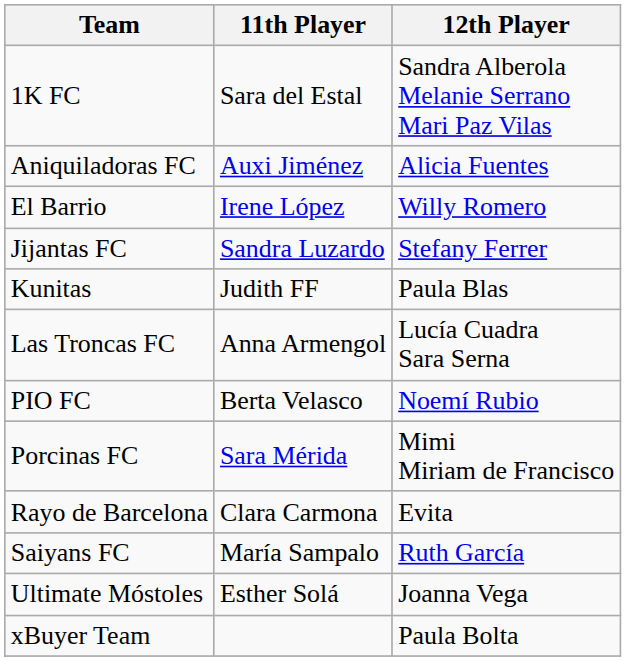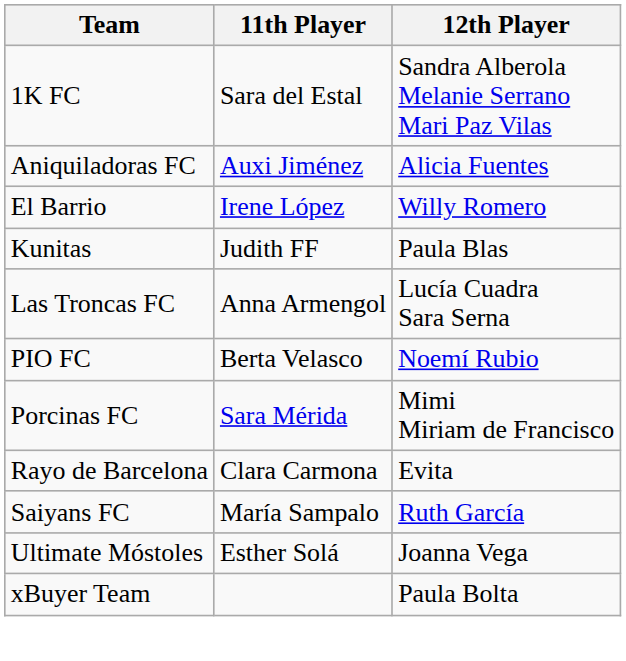- row: (69, 247)
